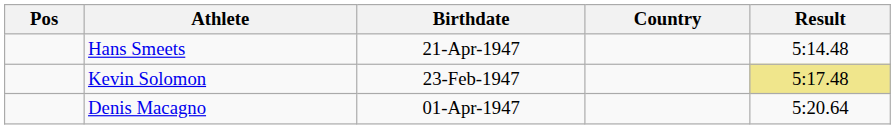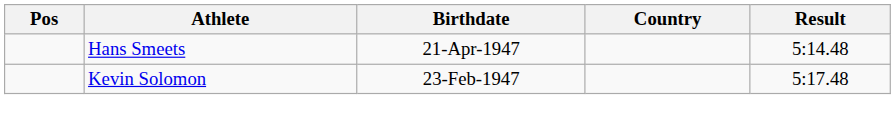(820, 78) khaki background -> (820, 78) no background
- row: (147, 108)
